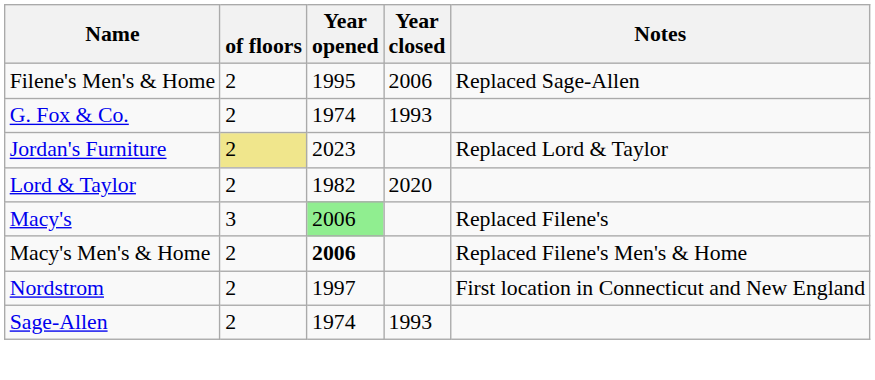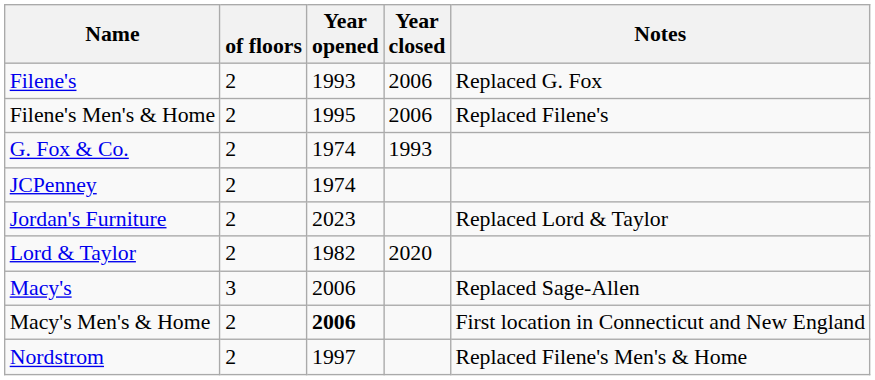+ row: (43, 80)
(548, 80) Replaced Sage-Allen -> (532, 115) Replaced Filene's
+ row: (53, 184)
(231, 149) khaki background -> (231, 218) no background
(334, 218) lightgreen background -> (334, 287) no background
(532, 218) Replaced Filene's -> (548, 287) Replaced Sage-Allen
(601, 253) Replaced Filene's Men's & Home -> (660, 322) First location in Connecticut and New England
(660, 287) First location in Connecticut and New England -> (601, 356) Replaced Filene's Men's & Home
- row: (59, 322)
